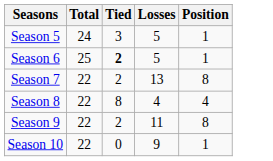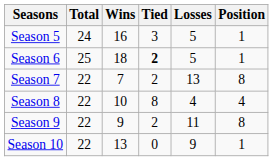+ column: (120, 15)
